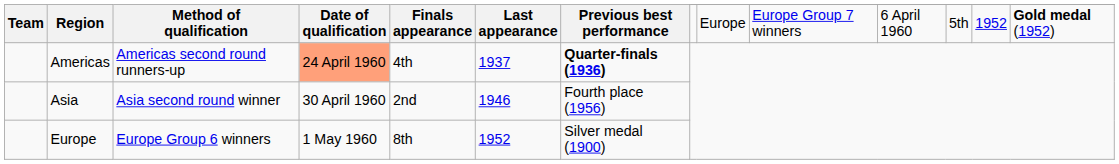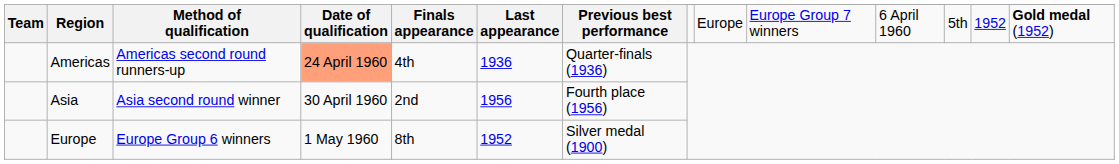(494, 62) 1937 -> (496, 62) 1936
(611, 62) bold -> (609, 62) normal
(494, 101) 1946 -> (496, 101) 1956
